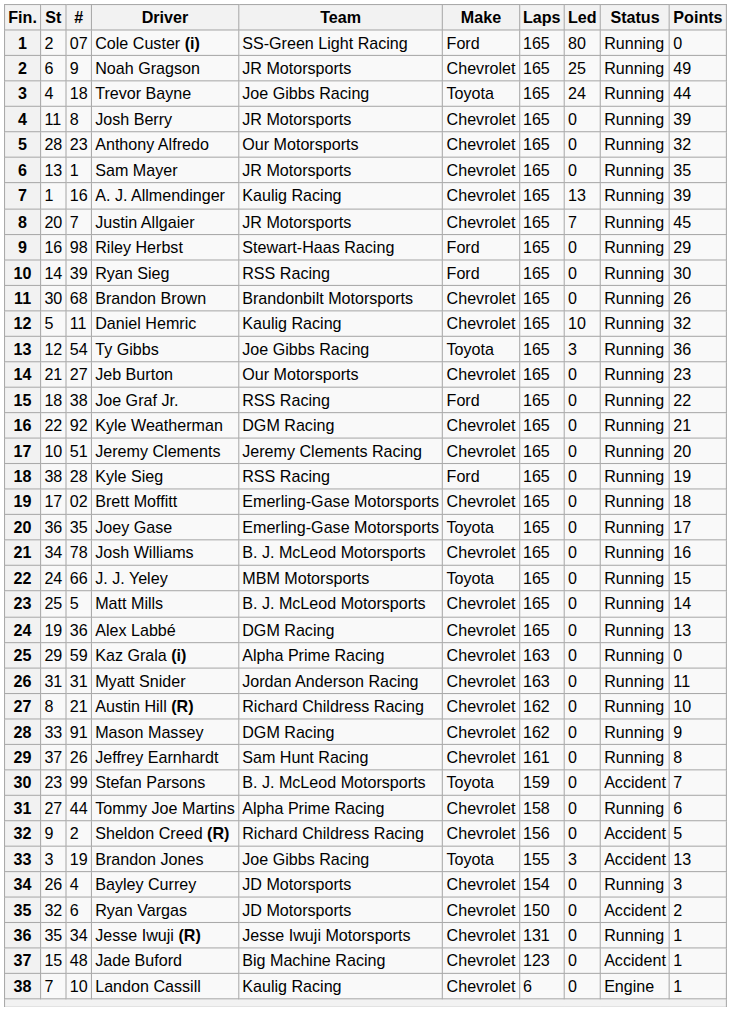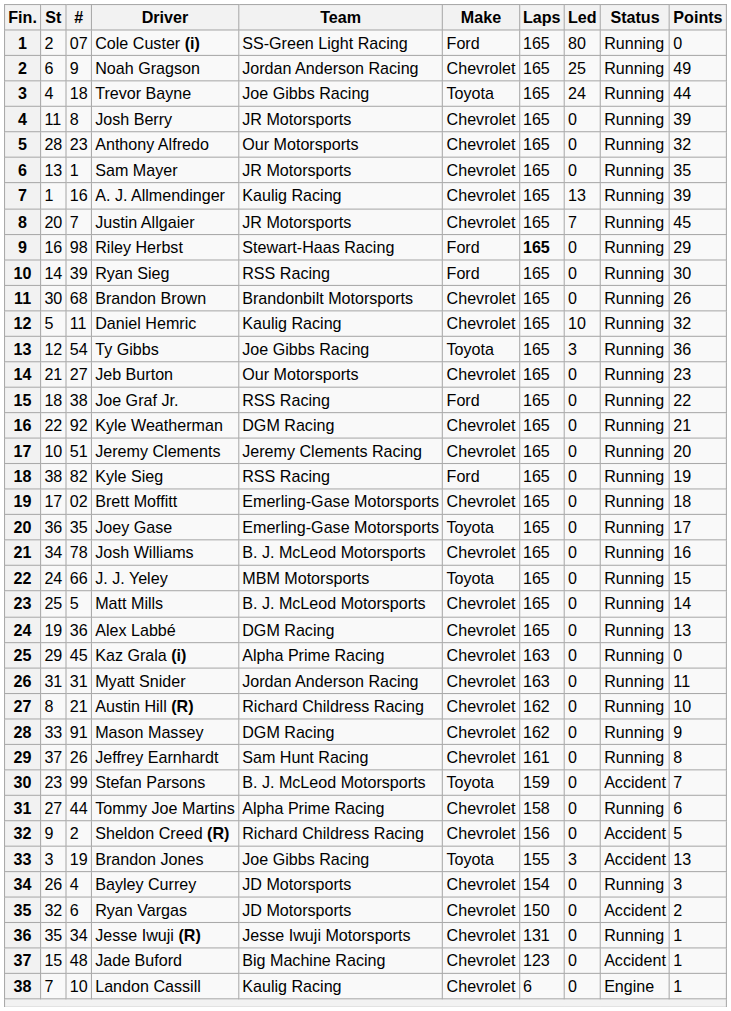(297, 68) JR Motorsports -> (330, 68) Jordan Anderson Racing
(536, 247) normal -> (536, 247) bold
(79, 477) 28 -> (79, 477) 82
(79, 655) 59 -> (79, 655) 45
